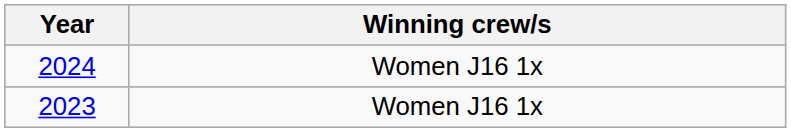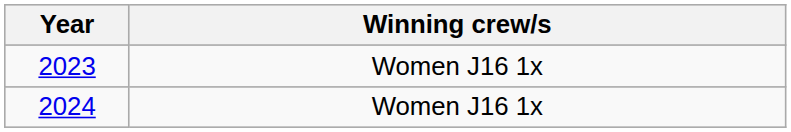rows swapped: (67, 106) <-> (67, 65)
